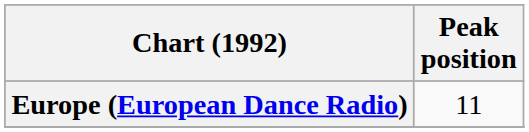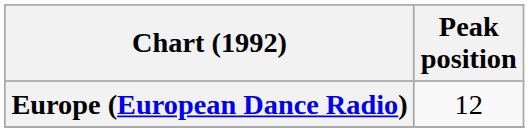(469, 103) 11 -> (469, 103) 12
